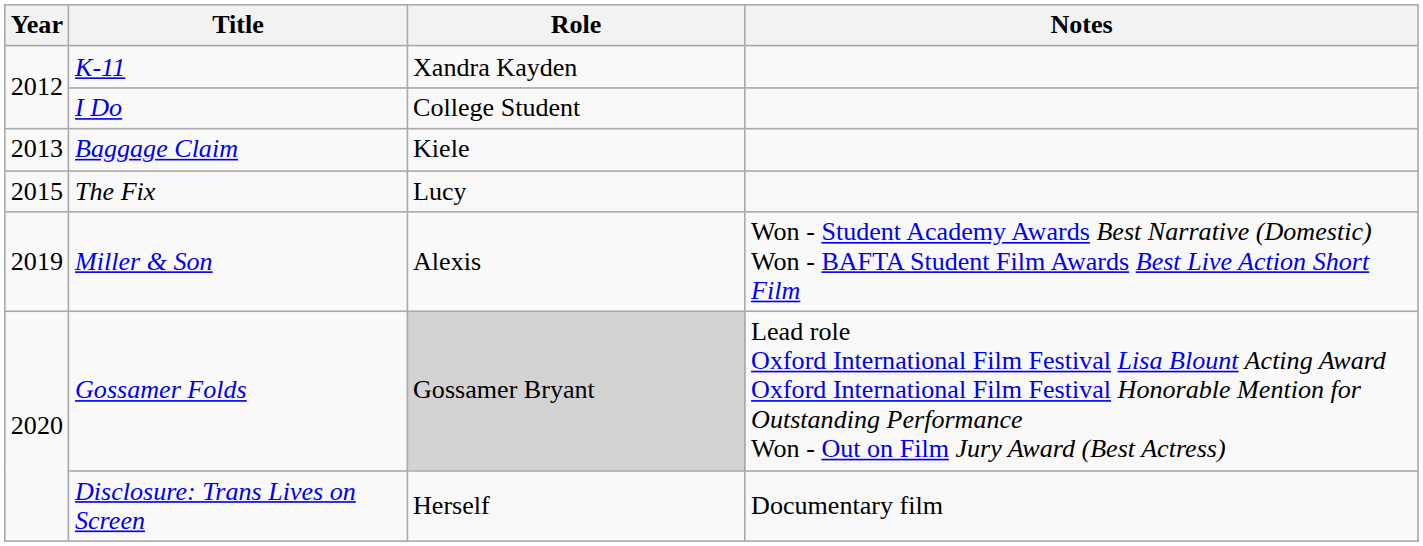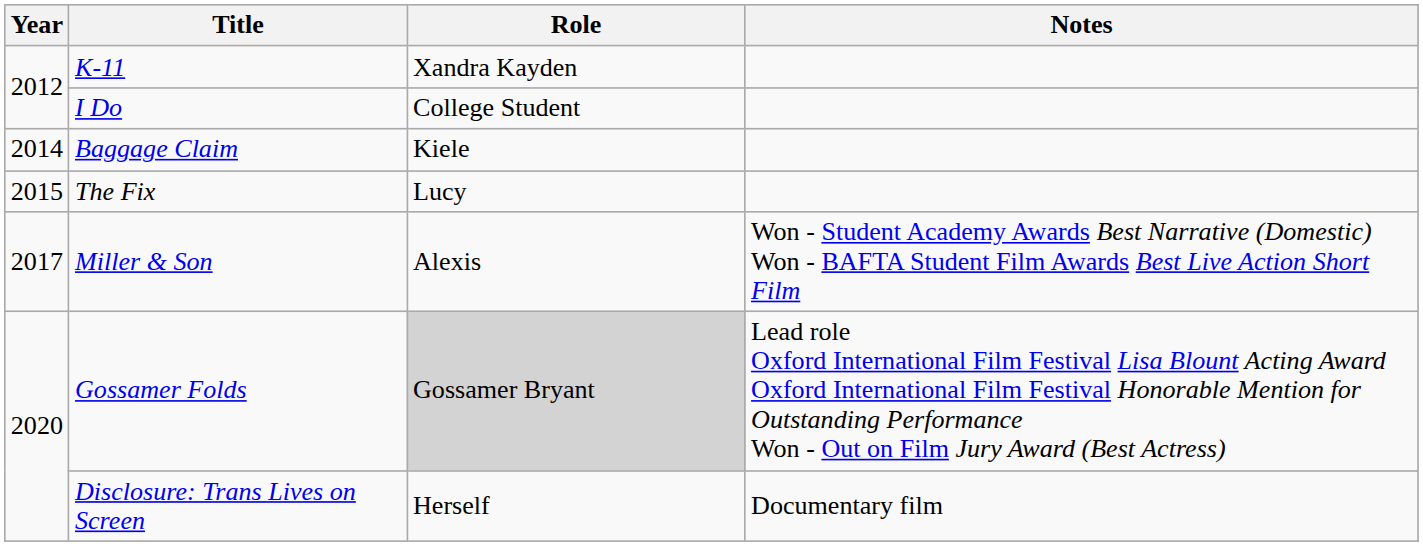(37, 149) 2013 -> (37, 149) 2014
(37, 261) 2019 -> (37, 261) 2017
